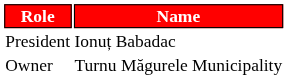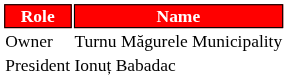rows swapped: (29, 65) <-> (38, 41)
